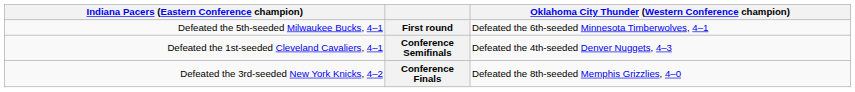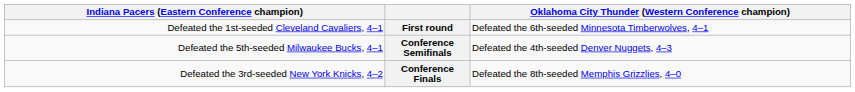(280, 28) Defeated the 5th-seeded Milwaukee Bucks, 4–1 -> (275, 28) Defeated the 1st-seeded Cleveland Cavaliers, 4–1
(275, 48) Defeated the 1st-seeded Cleveland Cavaliers, 4–1 -> (280, 48) Defeated the 5th-seeded Milwaukee Bucks, 4–1
